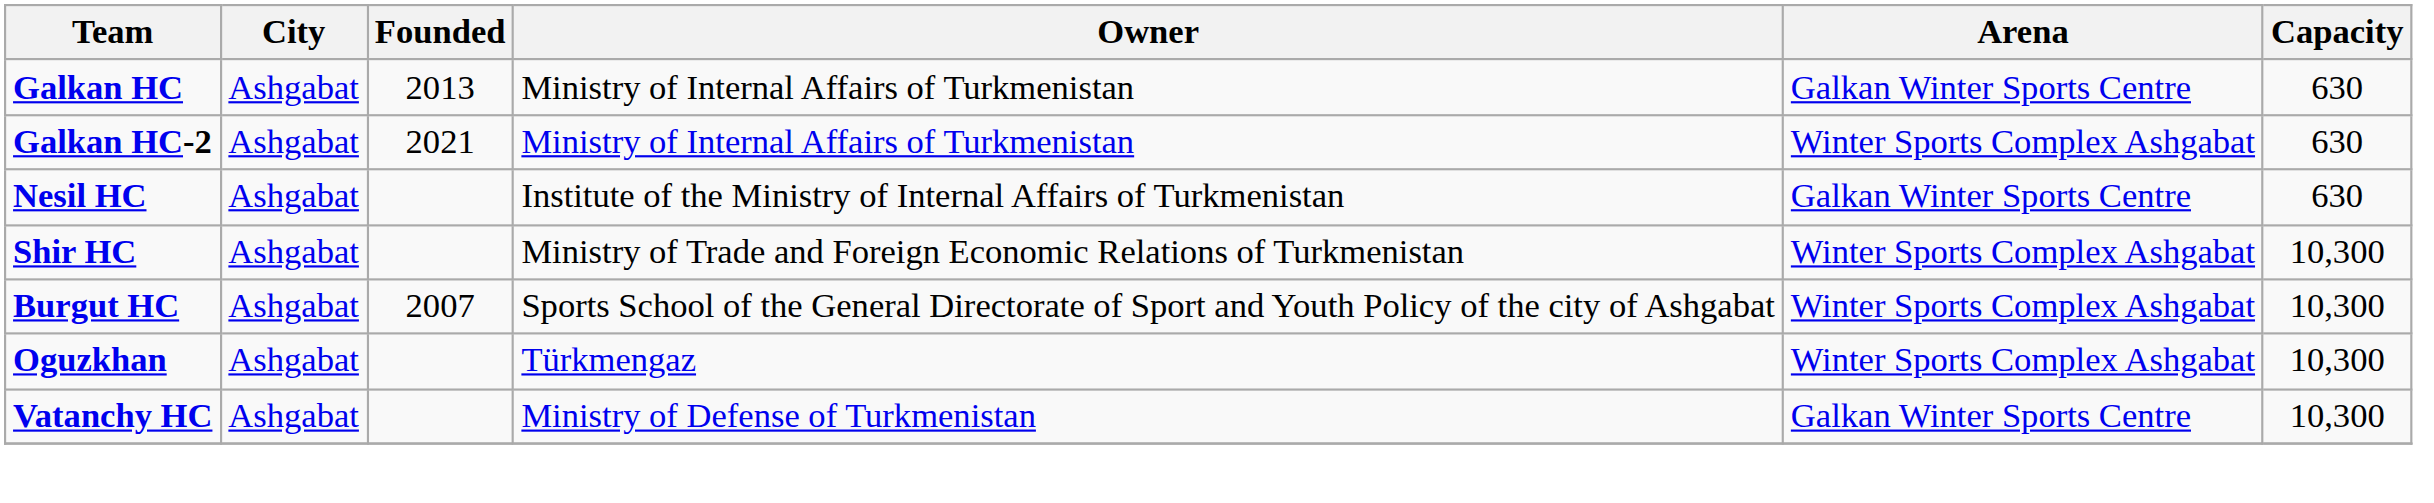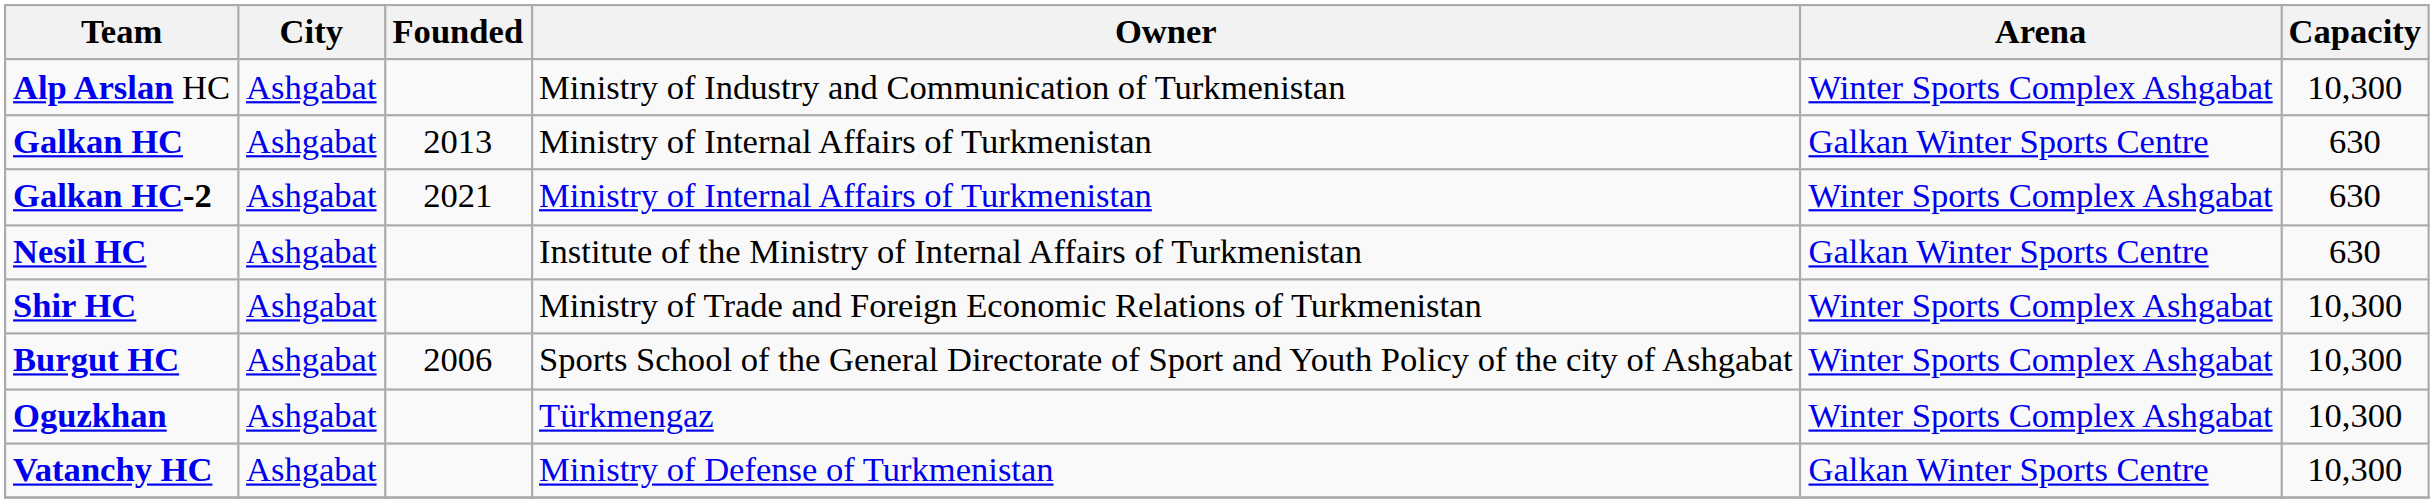+ row: (122, 86)
(440, 305) 2007 -> (458, 360) 2006
